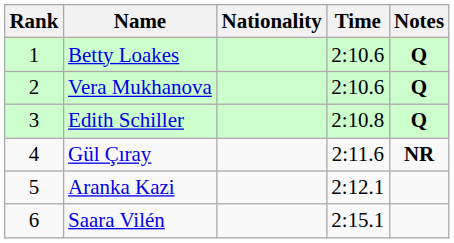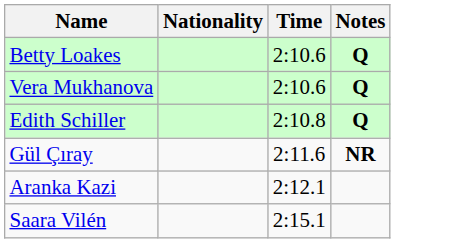- column: (34, 21)
